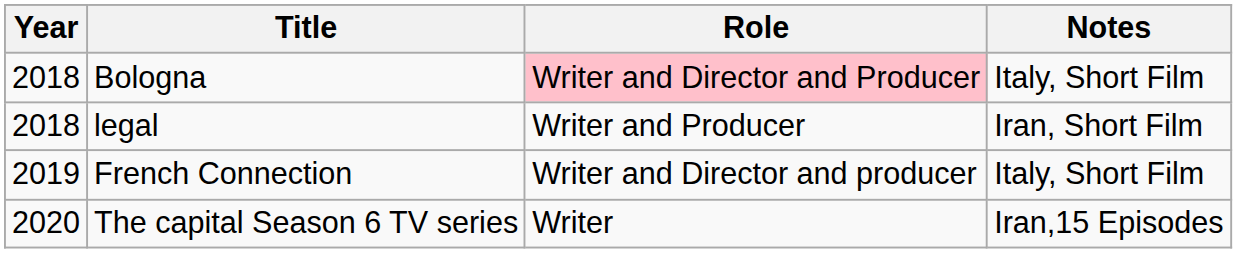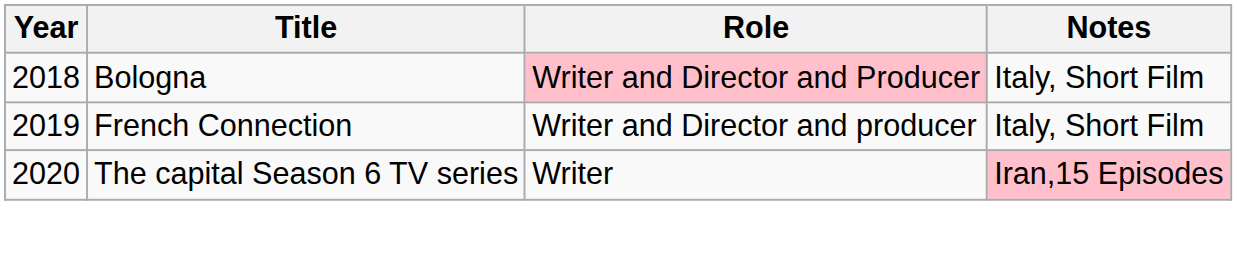- row: (126, 125)
(1109, 222) no background -> (1109, 174) pink background
